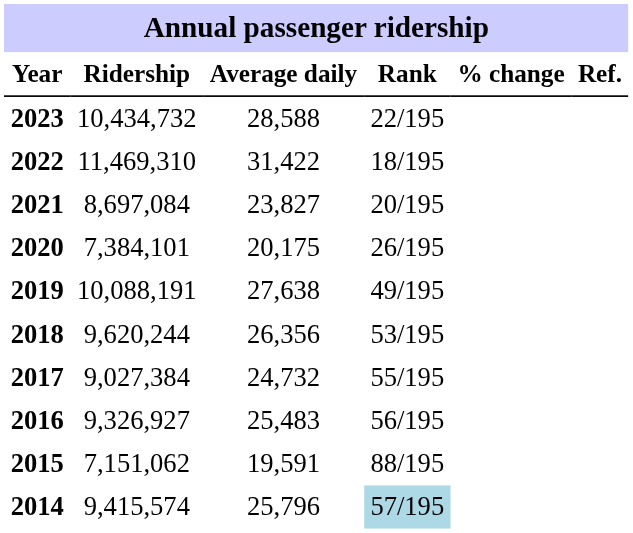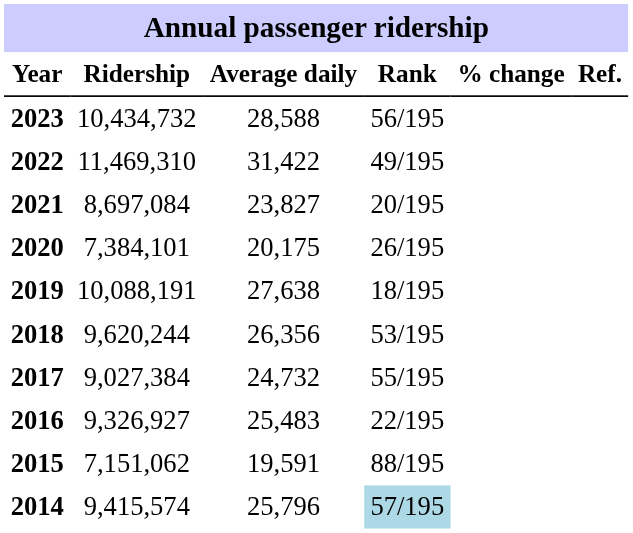(407, 118) 22/195 -> (407, 118) 56/195
(407, 161) 18/195 -> (407, 161) 49/195
(407, 290) 49/195 -> (407, 290) 18/195
(407, 420) 56/195 -> (407, 420) 22/195
